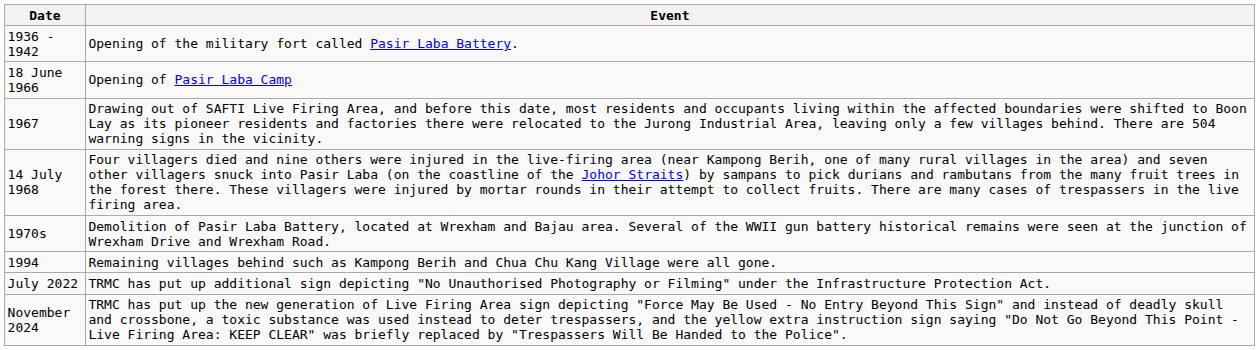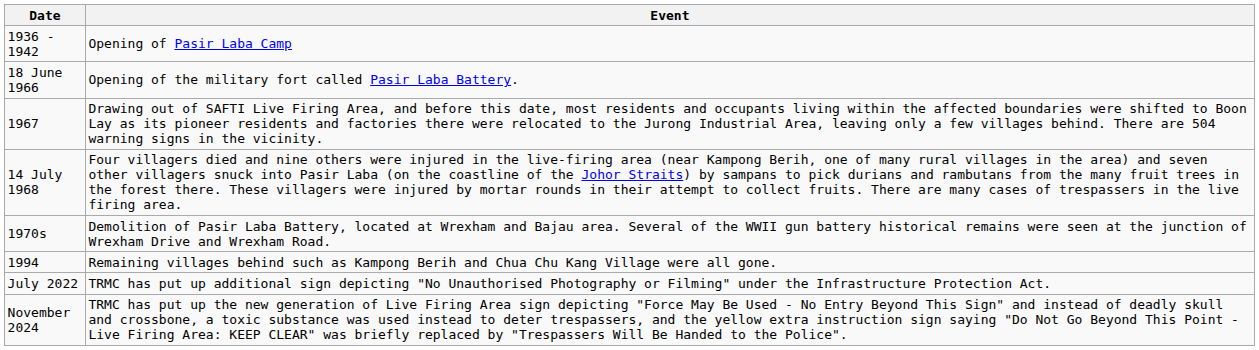(304, 44) Opening of the military fort called Pasir Laba Battery. -> (190, 44) Opening of Pasir Laba Camp
(190, 80) Opening of Pasir Laba Camp -> (304, 80) Opening of the military fort called Pasir Laba Battery.
